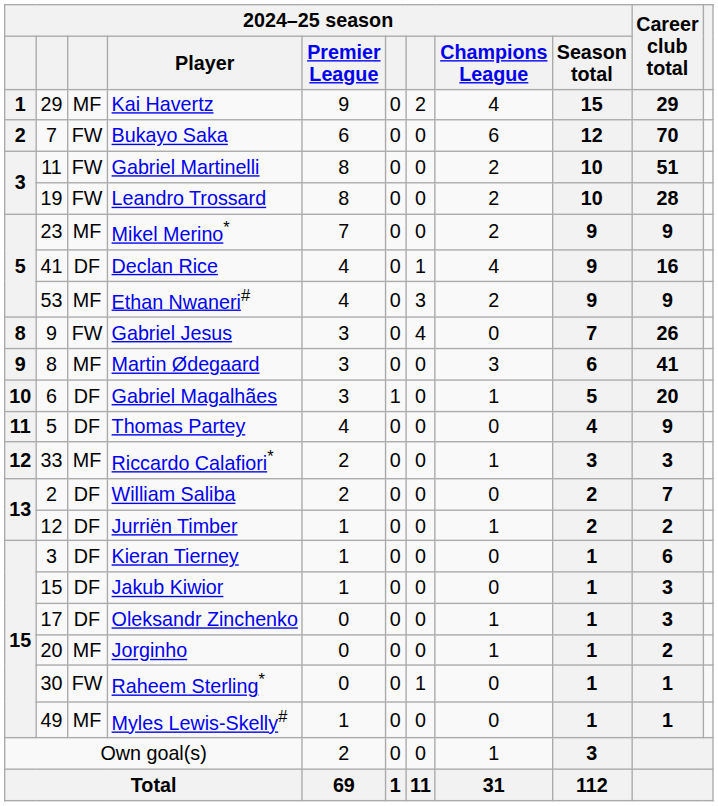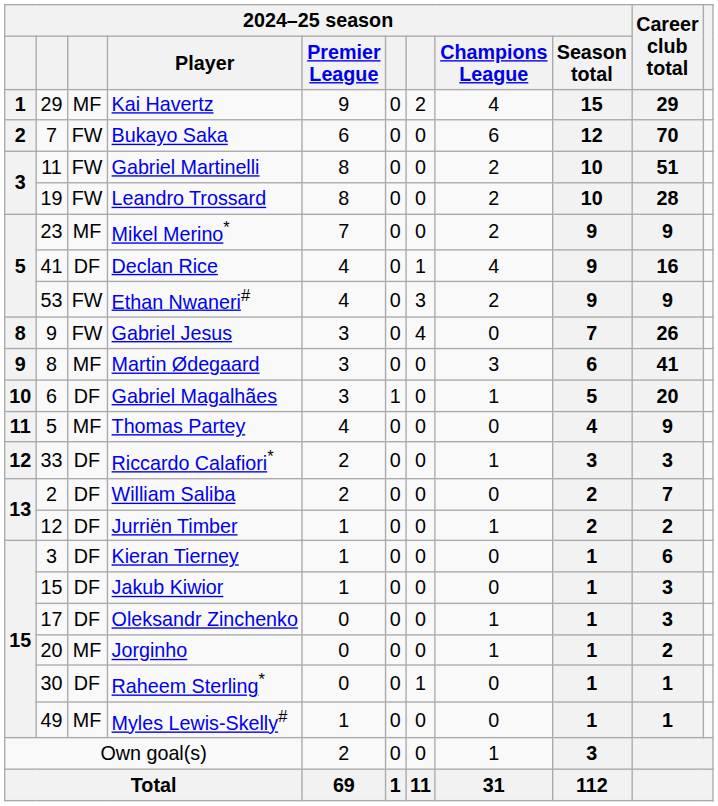(87, 300) MF -> (87, 300) FW
(87, 427) DF -> (87, 427) MF
(87, 461) MF -> (87, 461) DF
(87, 684) FW -> (87, 684) DF
